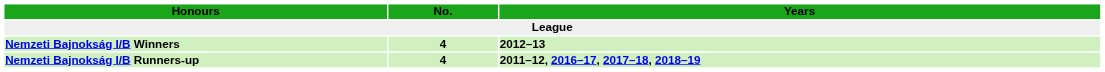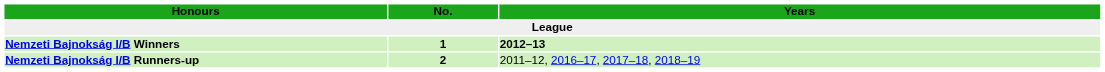(443, 44) 4 -> (443, 44) 1
(443, 60) 4 -> (443, 60) 2
(600, 60) bold -> (600, 60) normal
